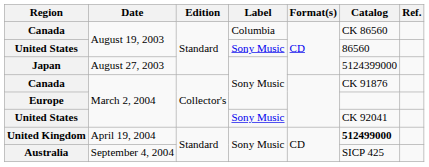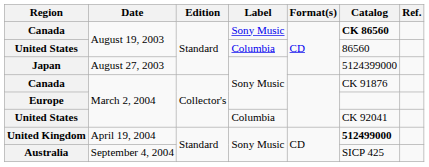(253, 30) Columbia -> (258, 30) Sony Music
(365, 30) normal -> (365, 30) bold
(258, 48) Sony Music -> (253, 48) Columbia
(258, 118) Sony Music -> (253, 118) Columbia
